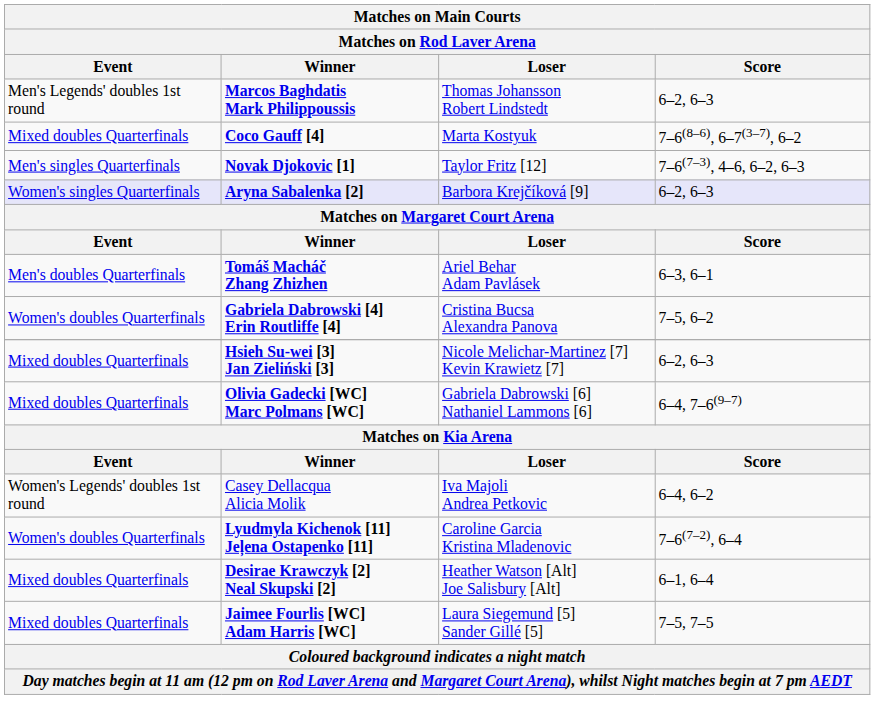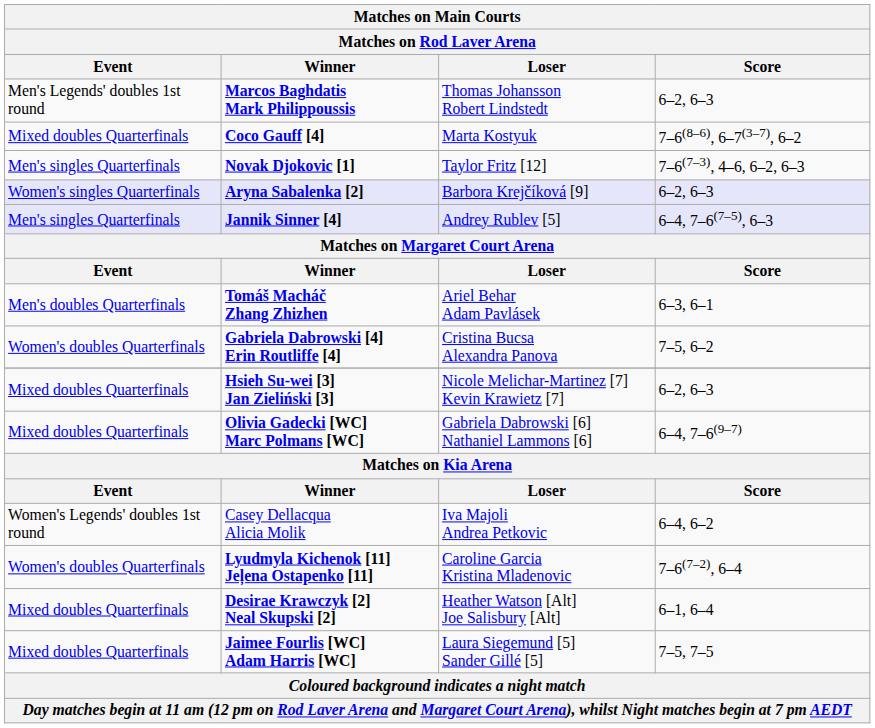+ row: (283, 219)
